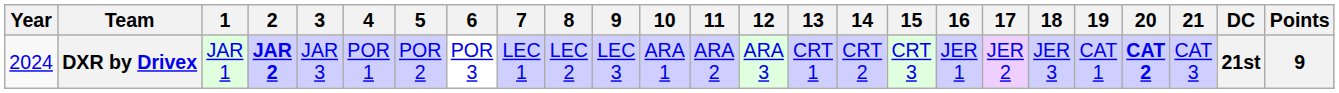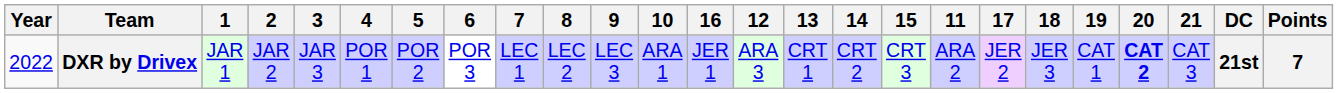columns swapped: (714, 20) <-> (959, 20)
(31, 61) 2024 -> (31, 61) 2022
(272, 61) bold -> (271, 61) normal
(1300, 61) 9 -> (1298, 61) 7
